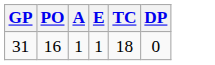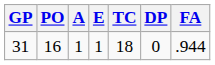+ column: (190, 18)
